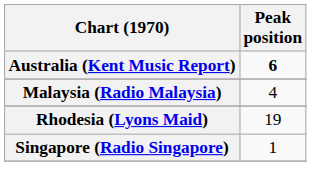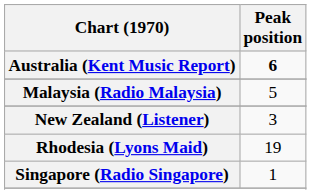(273, 92) 4 -> (273, 92) 5
+ row: (122, 119)
